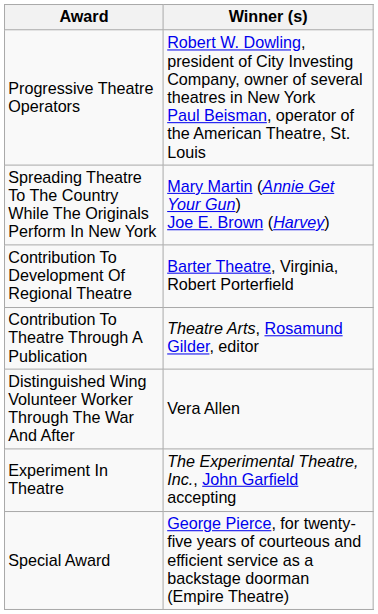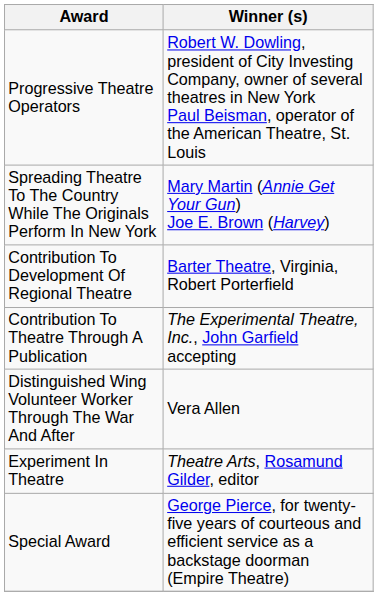(255, 337) Theatre Arts, Rosamund Gilder, editor -> (263, 337) The Experimental Theatre, Inc., John Garfield accepting
(263, 480) The Experimental Theatre, Inc., John Garfield accepting -> (255, 471) Theatre Arts, Rosamund Gilder, editor
